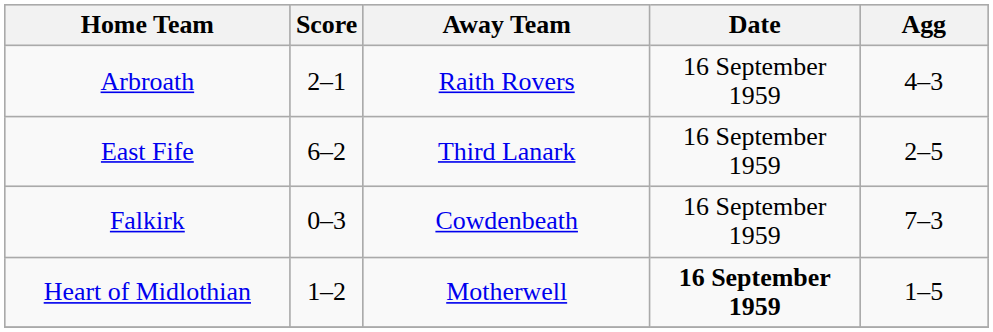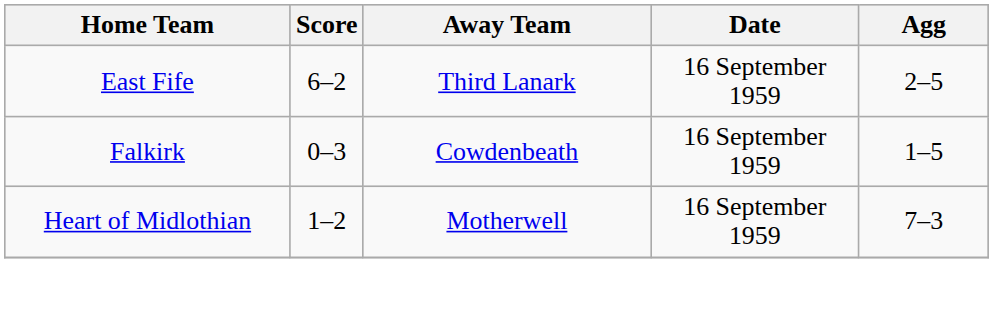- row: (147, 80)
(924, 221) 7–3 -> (924, 151) 1–5
(755, 291) bold -> (755, 221) normal
(924, 291) 1–5 -> (924, 221) 7–3
